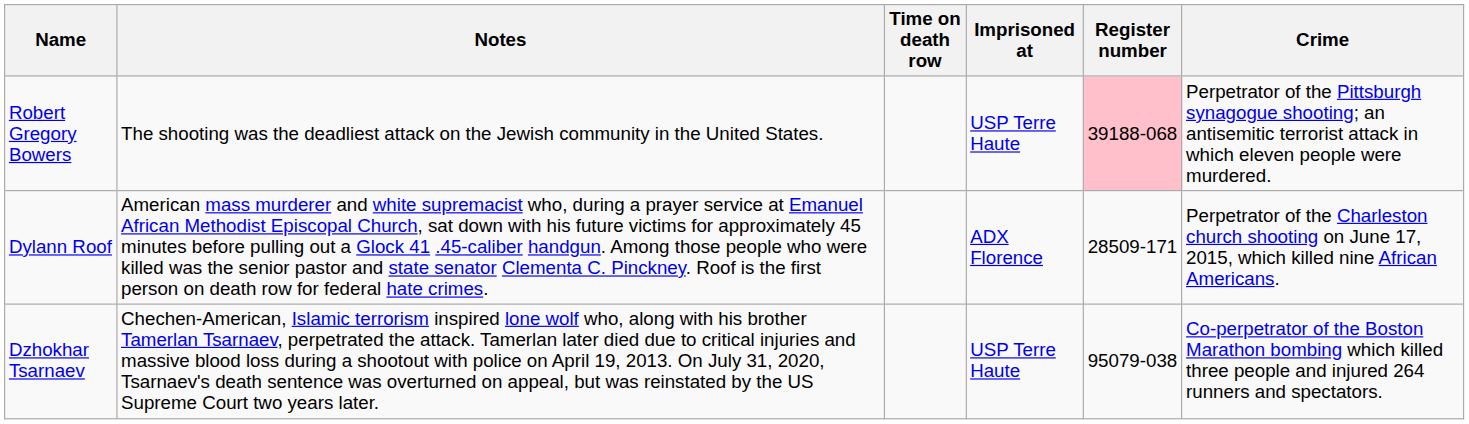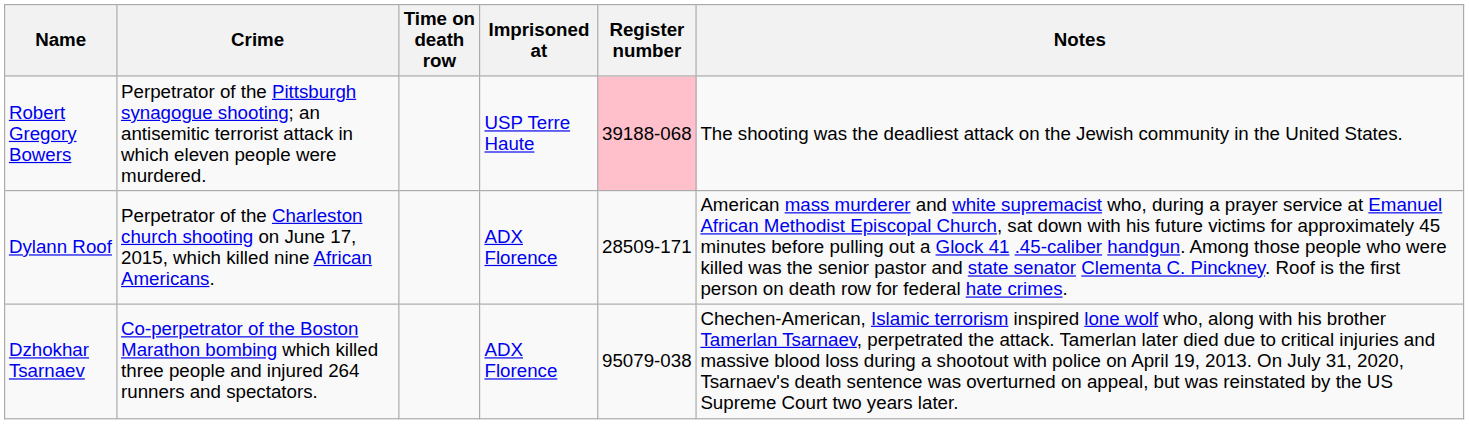columns swapped: (1323, 40) <-> (500, 40)
(1013, 361) USP Terre Haute -> (521, 361) ADX Florence
